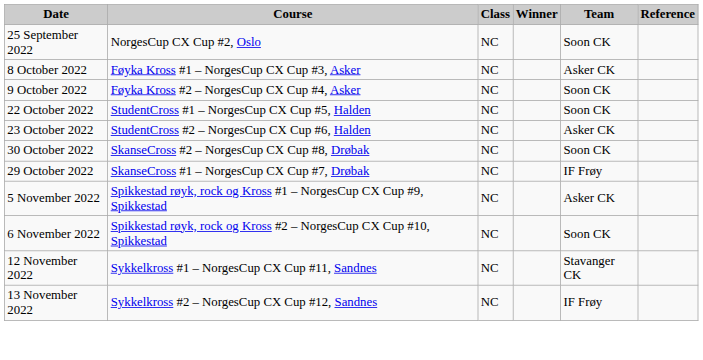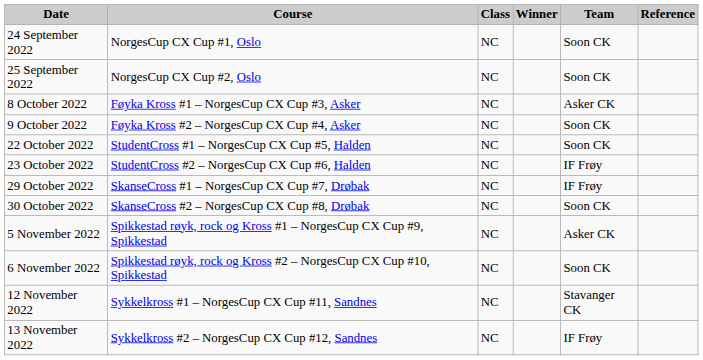+ row: (43, 42)
(589, 130) Asker CK -> (583, 165) IF Frøy
rows swapped: (50, 171) <-> (50, 150)
